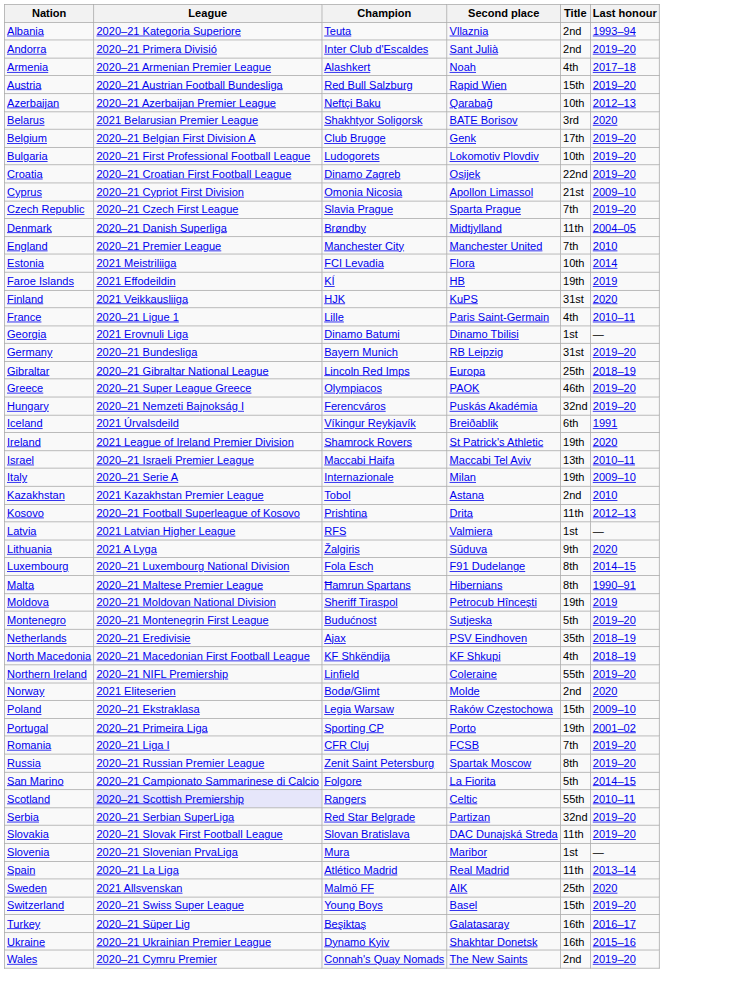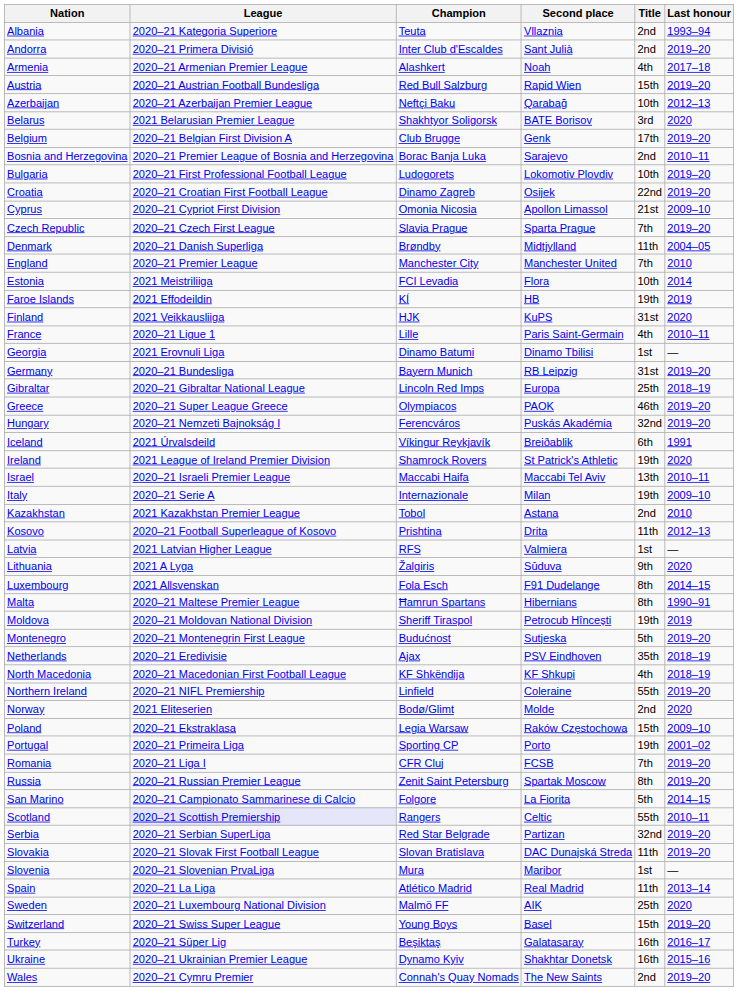+ row: (67, 156)
(193, 567) 2020–21 Luxembourg National Division -> (176, 584) 2021 Allsvenskan
(139, 888) 2021 Allsvenskan -> (229, 906) 2020–21 Luxembourg National Division
